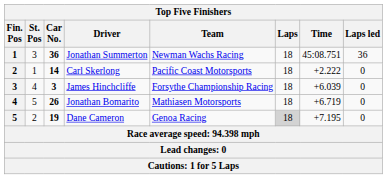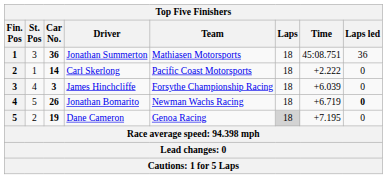(198, 55) Newman Wachs Racing -> (196, 55) Mathiasen Motorsports
(196, 102) Mathiasen Motorsports -> (198, 102) Newman Wachs Racing
(363, 102) normal -> (363, 102) bold
